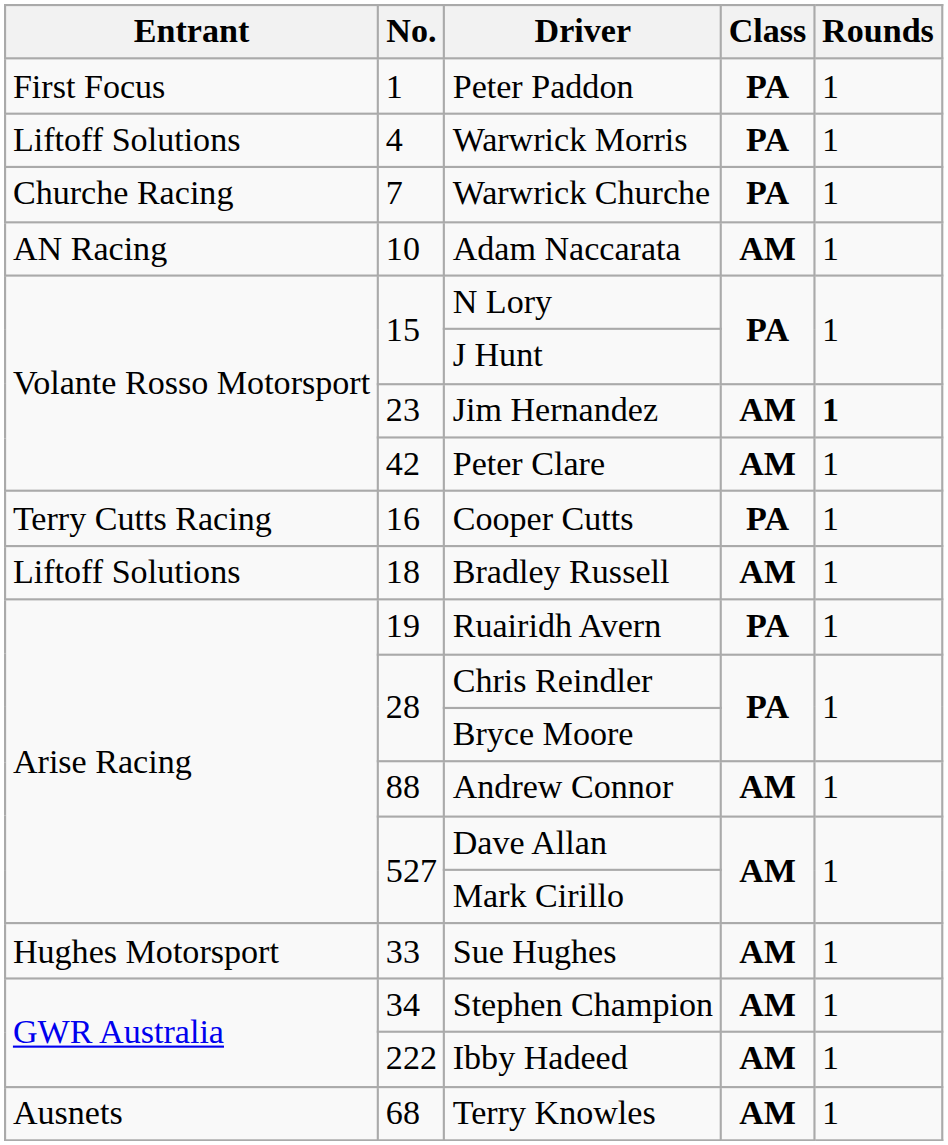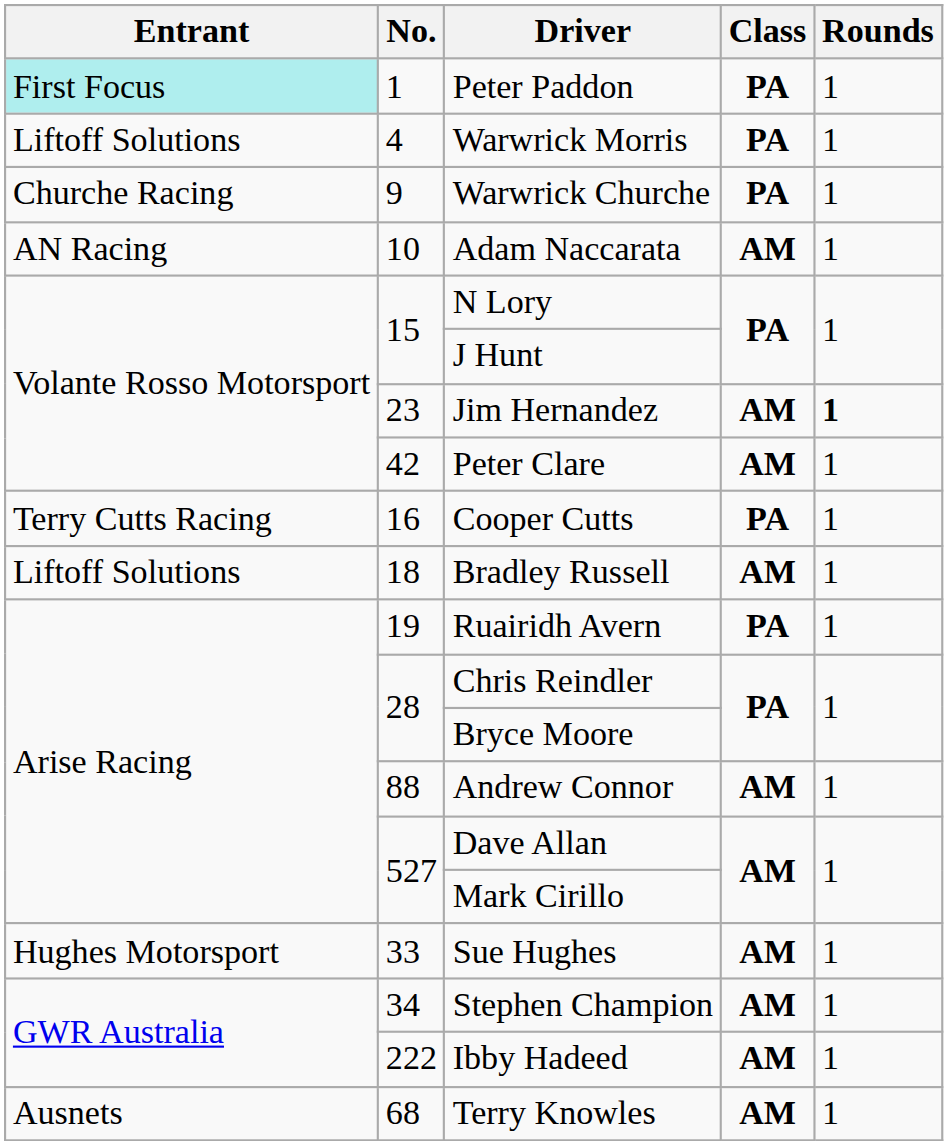(89, 85) no background -> (89, 85) paleturquoise background
(394, 193) 7 -> (394, 193) 9
